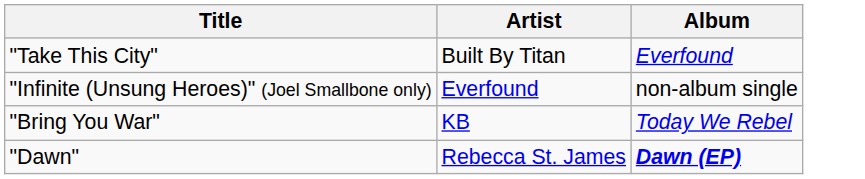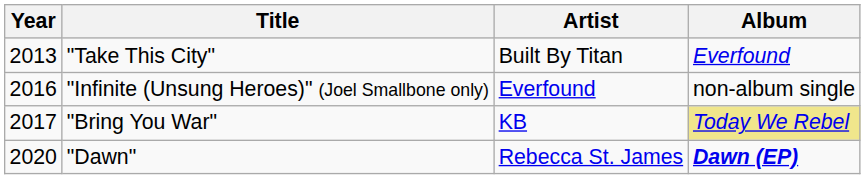+ column: (33, 21)
(714, 122) no background -> (771, 122) khaki background
